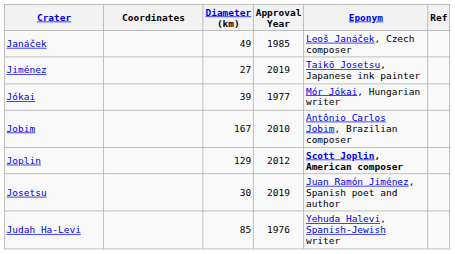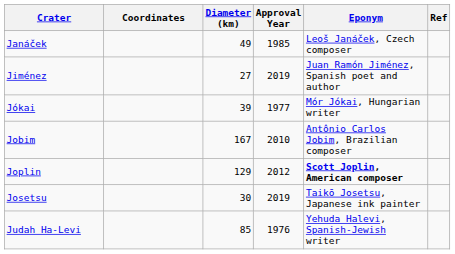(363, 70) Taikō Josetsu, Japanese ink painter -> (360, 76) Juan Ramón Jiménez, Spanish poet and author
(360, 192) Juan Ramón Jiménez, Spanish poet and author -> (363, 198) Taikō Josetsu, Japanese ink painter
